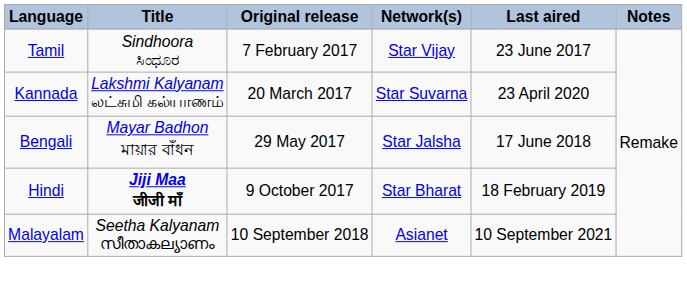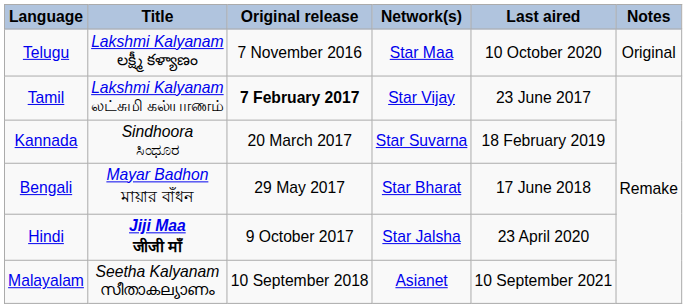+ row: (46, 52)
(157, 50) Sindhoora ಸಿಂಧೂರ -> (157, 97) Lakshmi Kalyanam லட்சுமி கல்யாணம்
(300, 50) normal -> (300, 98) bold
(157, 93) Lakshmi Kalyanam லட்சுமி கல்யாணம் -> (157, 141) Sindhoora ಸಿಂಧೂರ
(543, 94) 23 April 2020 -> (543, 141) 18 February 2019
(422, 142) Star Jalsha -> (422, 188) Star Bharat
(422, 190) Star Bharat -> (422, 237) Star Jalsha
(543, 190) 18 February 2019 -> (543, 237) 23 April 2020
